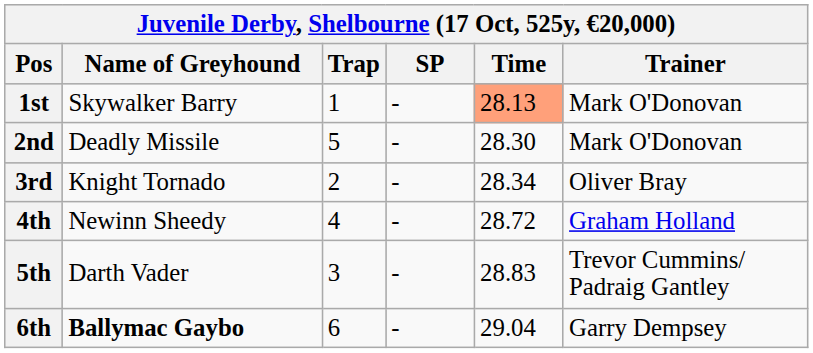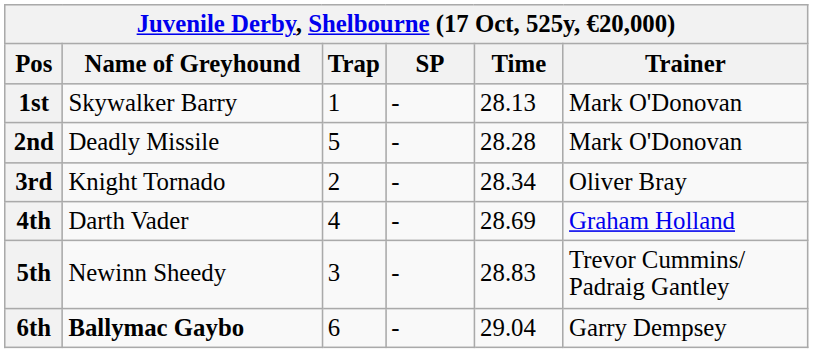(508, 102) lightsalmon background -> (508, 102) no background
(508, 142) 28.30 -> (508, 142) 28.28
(147, 220) Newinn Sheedy -> (128, 220) Darth Vader
(508, 220) 28.72 -> (508, 220) 28.69
(128, 274) Darth Vader -> (147, 274) Newinn Sheedy
